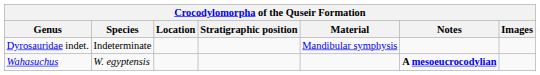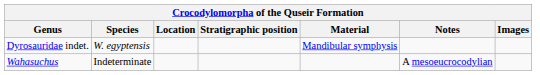(122, 45) Indeterminate -> (122, 45) W. egyptensis
(122, 62) W. egyptensis -> (122, 62) Indeterminate
(449, 62) bold -> (447, 62) normal
